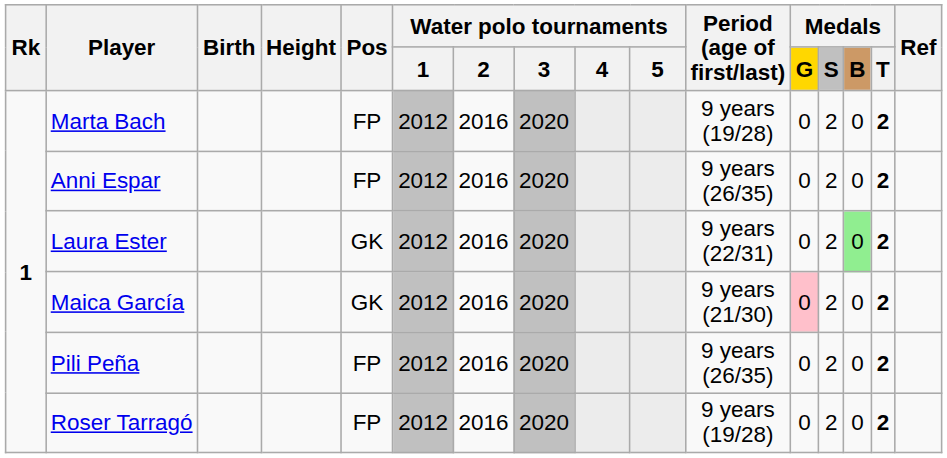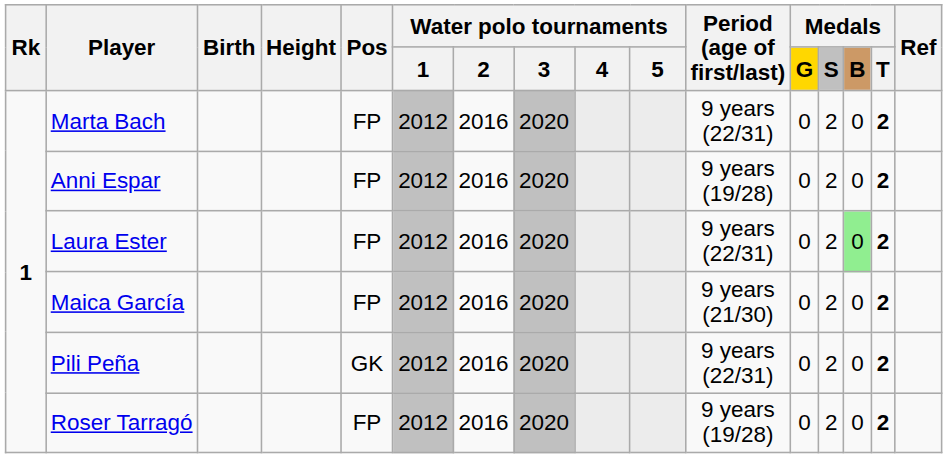(738, 121) 9 years (19/28) -> (738, 121) 9 years (22/31)
(738, 181) 9 years (26/35) -> (738, 181) 9 years (19/28)
(367, 242) GK -> (367, 242) FP
(367, 302) GK -> (367, 302) FP
(805, 302) pink background -> (805, 302) no background
(367, 363) FP -> (367, 363) GK
(738, 363) 9 years (26/35) -> (738, 363) 9 years (22/31)
